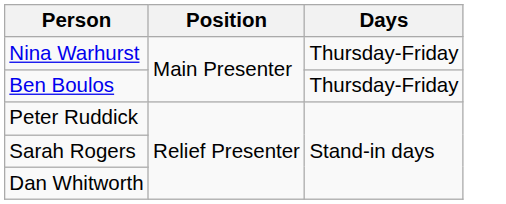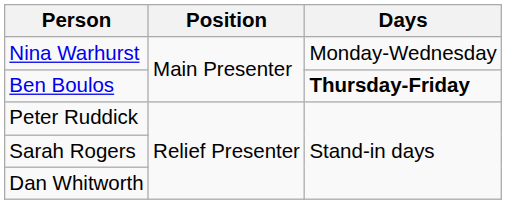(384, 53) Thursday-Friday -> (403, 53) Monday-Wednesday
(384, 85) normal -> (390, 85) bold
